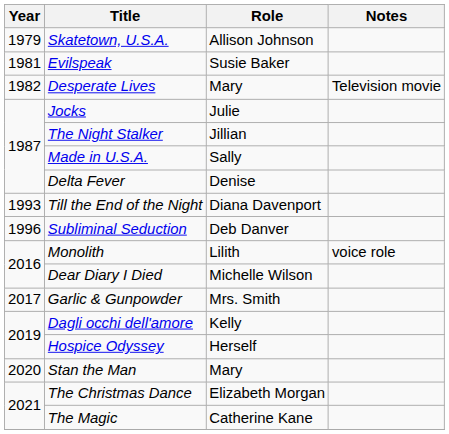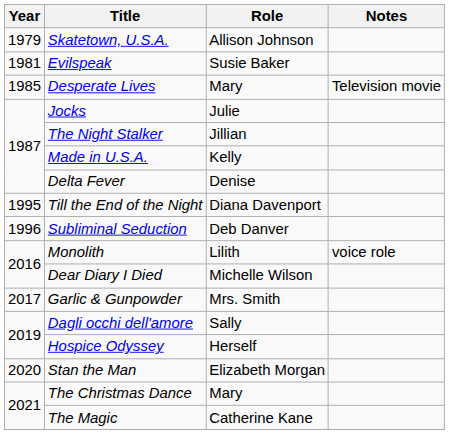(24, 87) 1982 -> (24, 87) 1985
(225, 157) Sally -> (225, 157) Kelly
(24, 205) 1993 -> (24, 205) 1995
(225, 323) Kelly -> (225, 323) Sally
(226, 370) Mary -> (267, 370) Elizabeth Morgan
(267, 393) Elizabeth Morgan -> (226, 393) Mary
